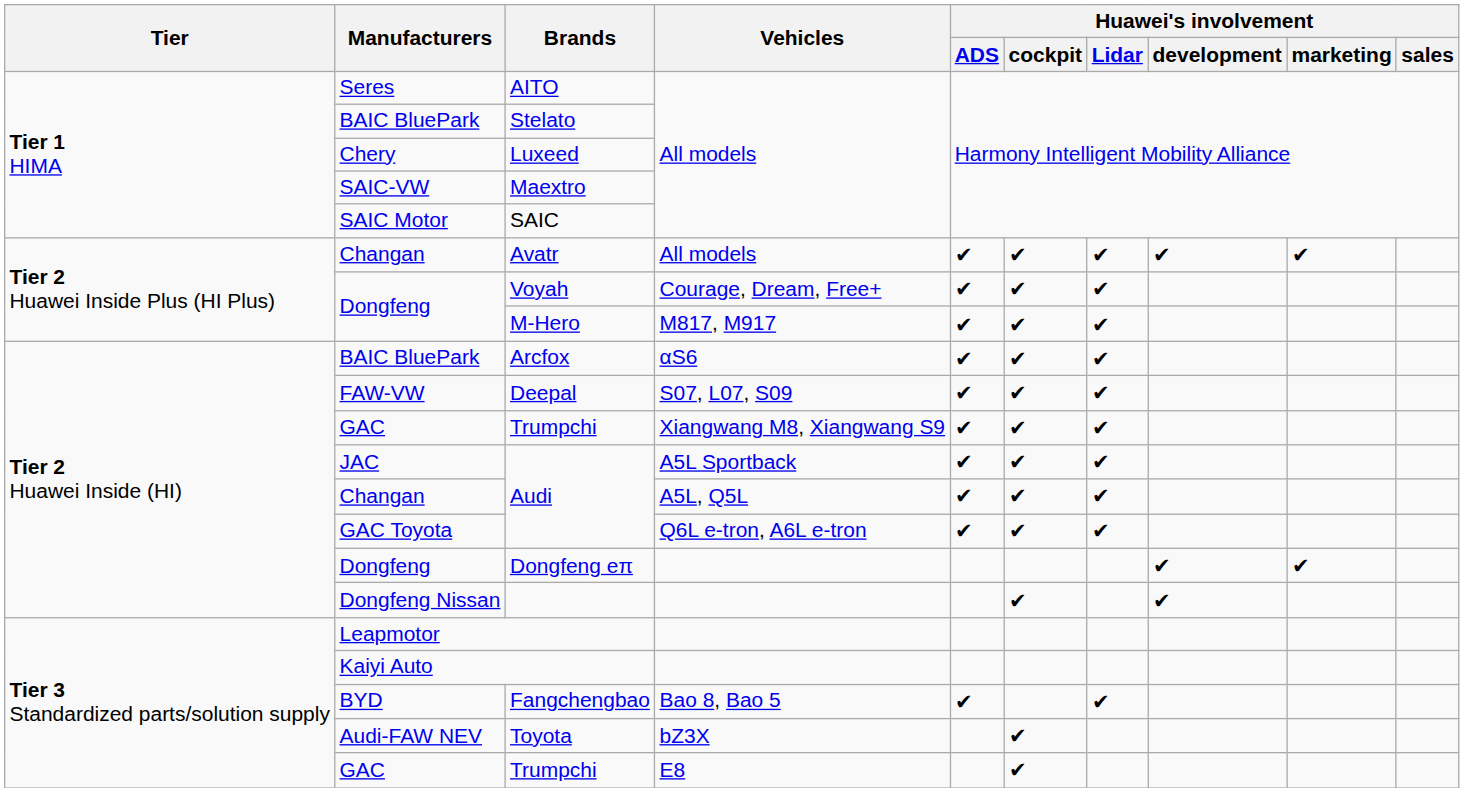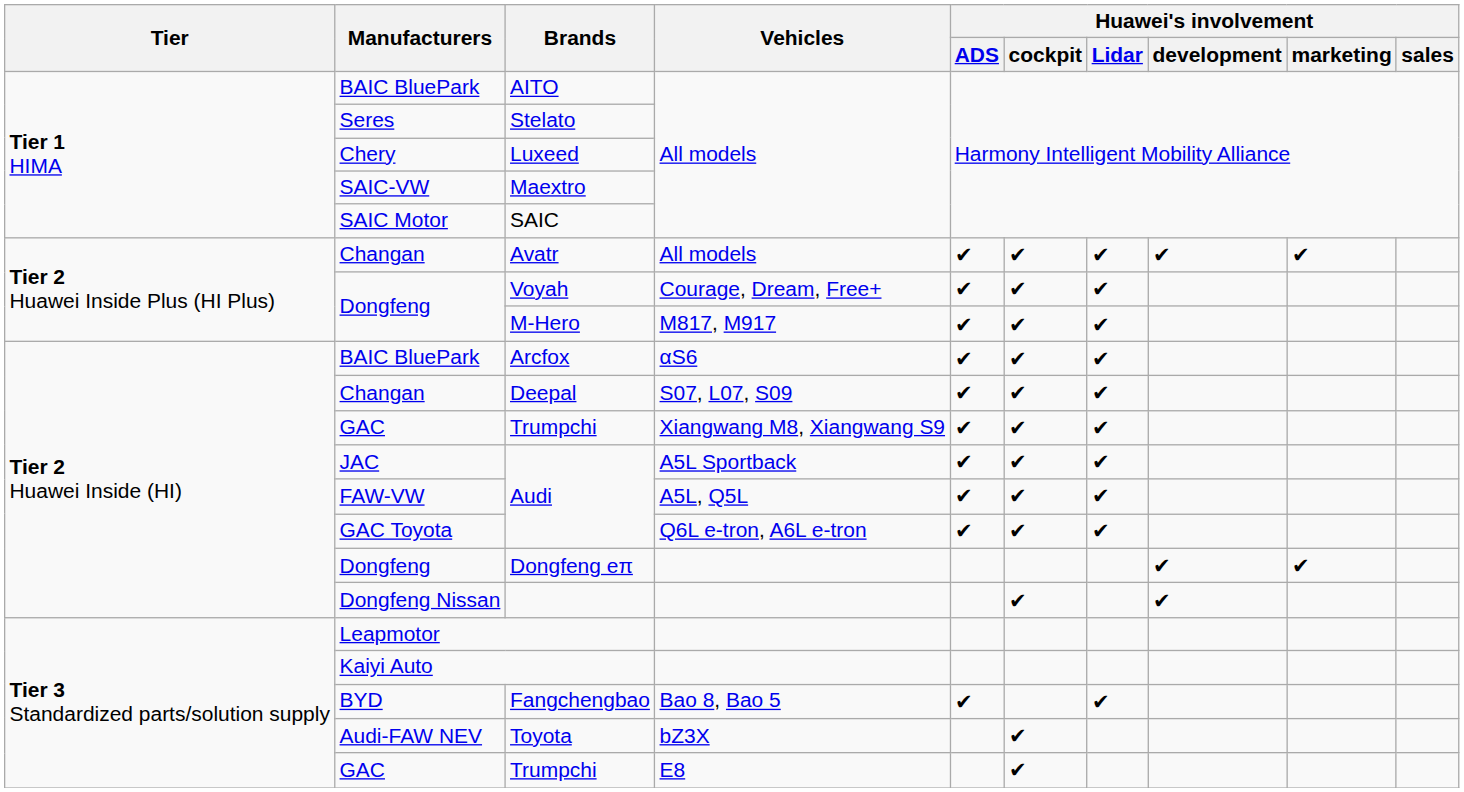(367, 87) Seres -> (409, 87) BAIC BluePark
(409, 120) BAIC BluePark -> (367, 120) Seres
(382, 392) FAW-VW -> (382, 392) Changan
(382, 496) Changan -> (382, 496) FAW-VW
